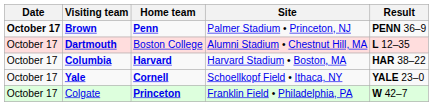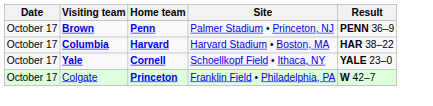(33, 28) bold -> (32, 28) normal
- row: (91, 45)
